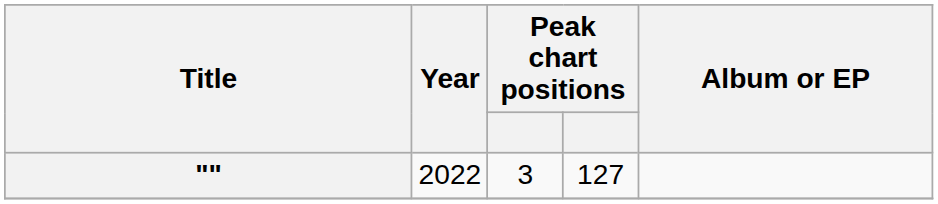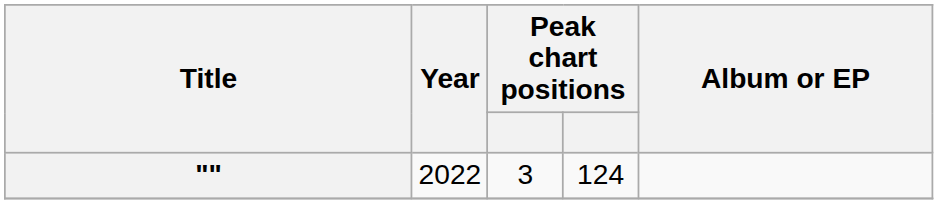(601, 174) 127 -> (601, 174) 124
